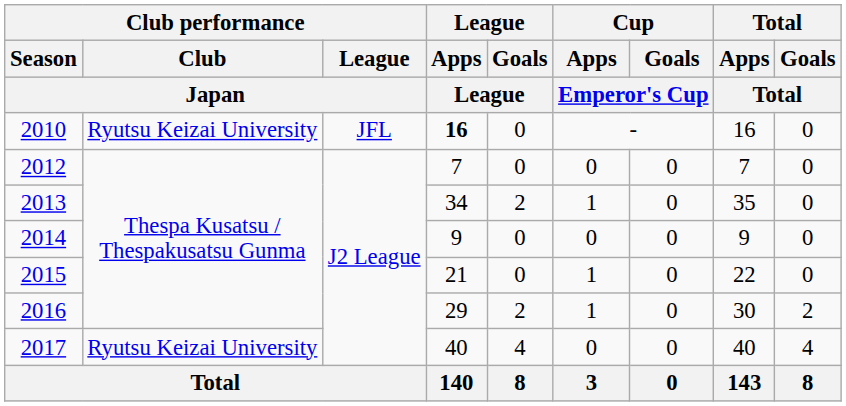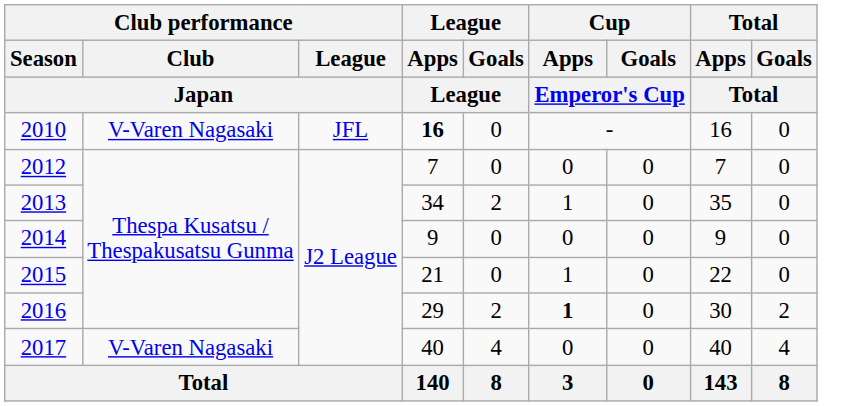(202, 130) Ryutsu Keizai University -> (190, 130) V-Varen Nagasaki
(591, 310) normal -> (568, 310) bold
(202, 346) Ryutsu Keizai University -> (190, 346) V-Varen Nagasaki
